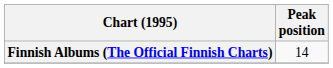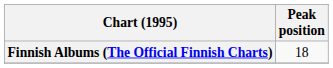(302, 52) 14 -> (302, 52) 18
